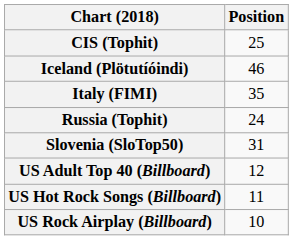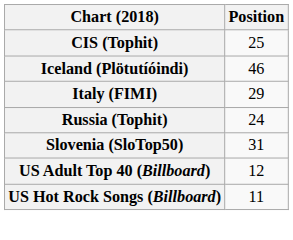(256, 94) 35 -> (256, 94) 29
- row: (115, 222)
